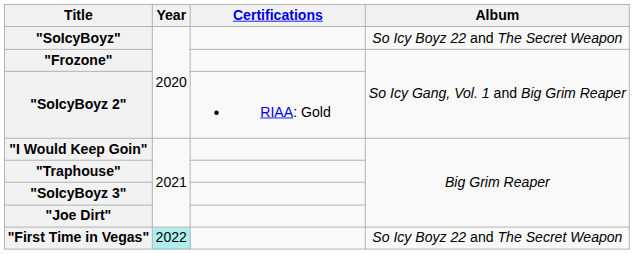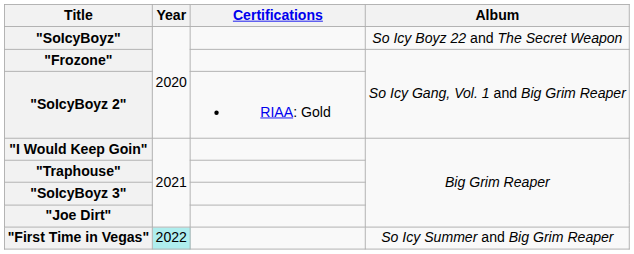(497, 238) So Icy Boyz 22 and The Secret Weapon -> (497, 238) So Icy Summer and Big Grim Reaper
